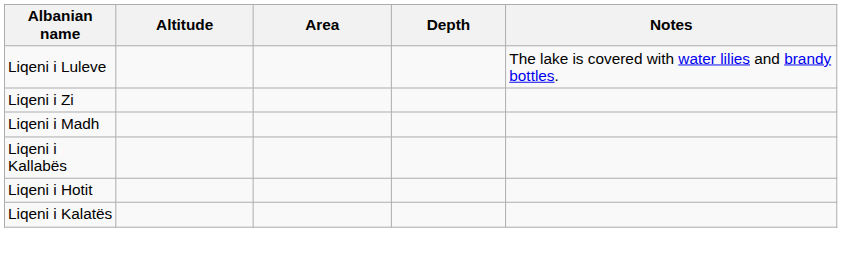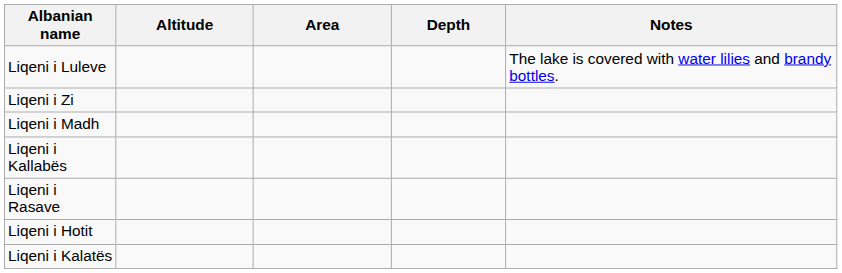+ row: (34, 198)
